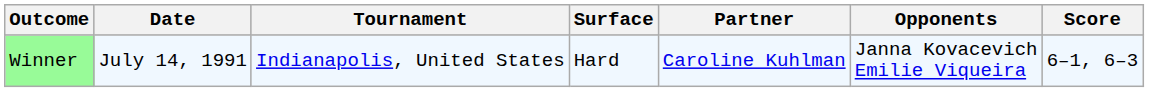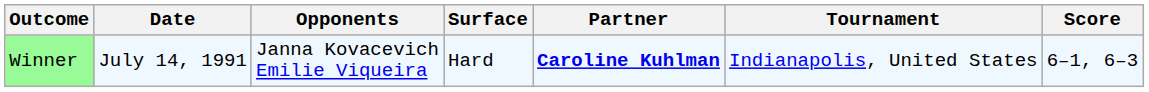columns swapped: (410, 19) <-> (946, 19)
(754, 60) normal -> (628, 60) bold
